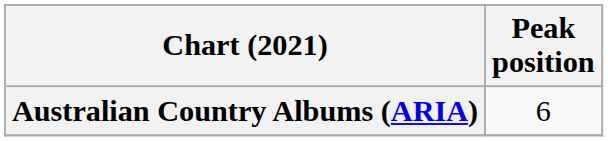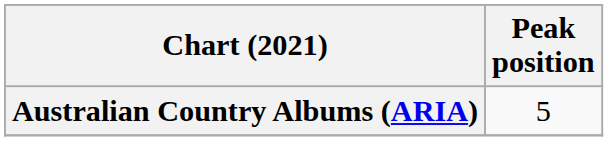(543, 110) 6 -> (543, 110) 5
